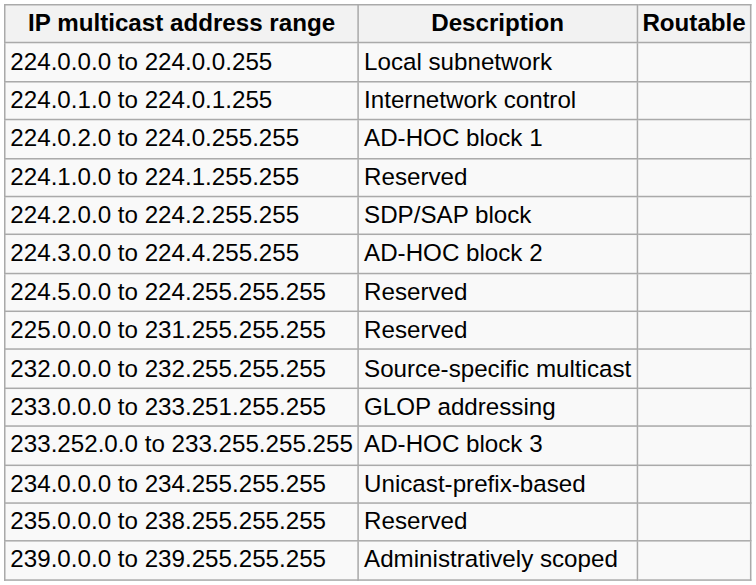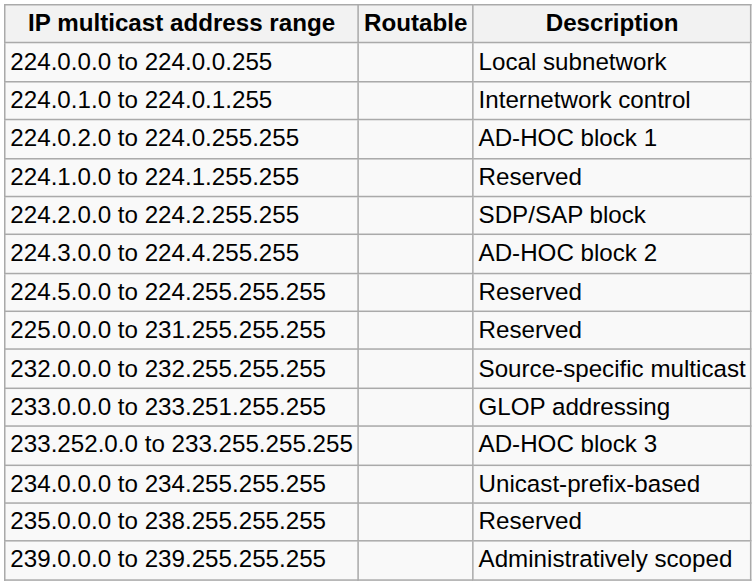columns swapped: (498, 23) <-> (694, 23)
